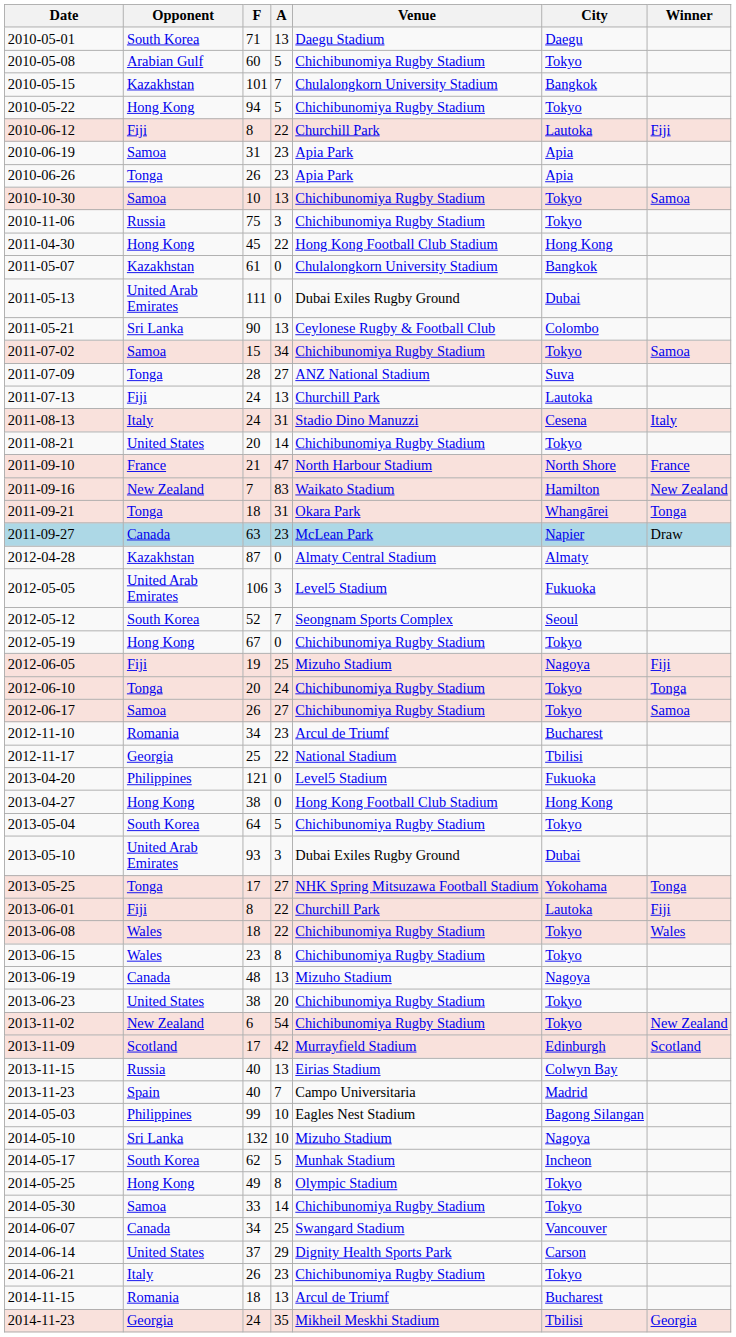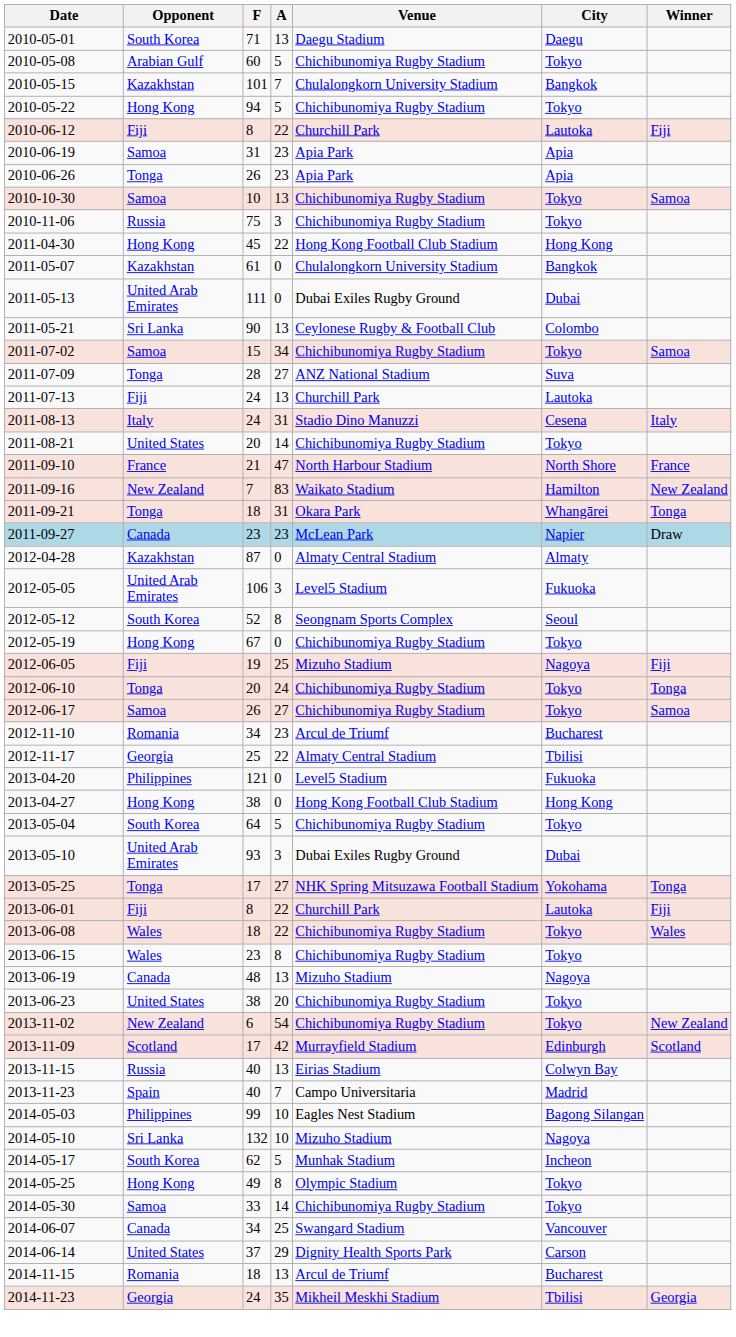(253, 534) 63 -> (253, 534) 23
(278, 619) 7 -> (278, 619) 8
(346, 756) National Stadium -> (366, 756) Almaty Central Stadium
- row: (41, 1274)
